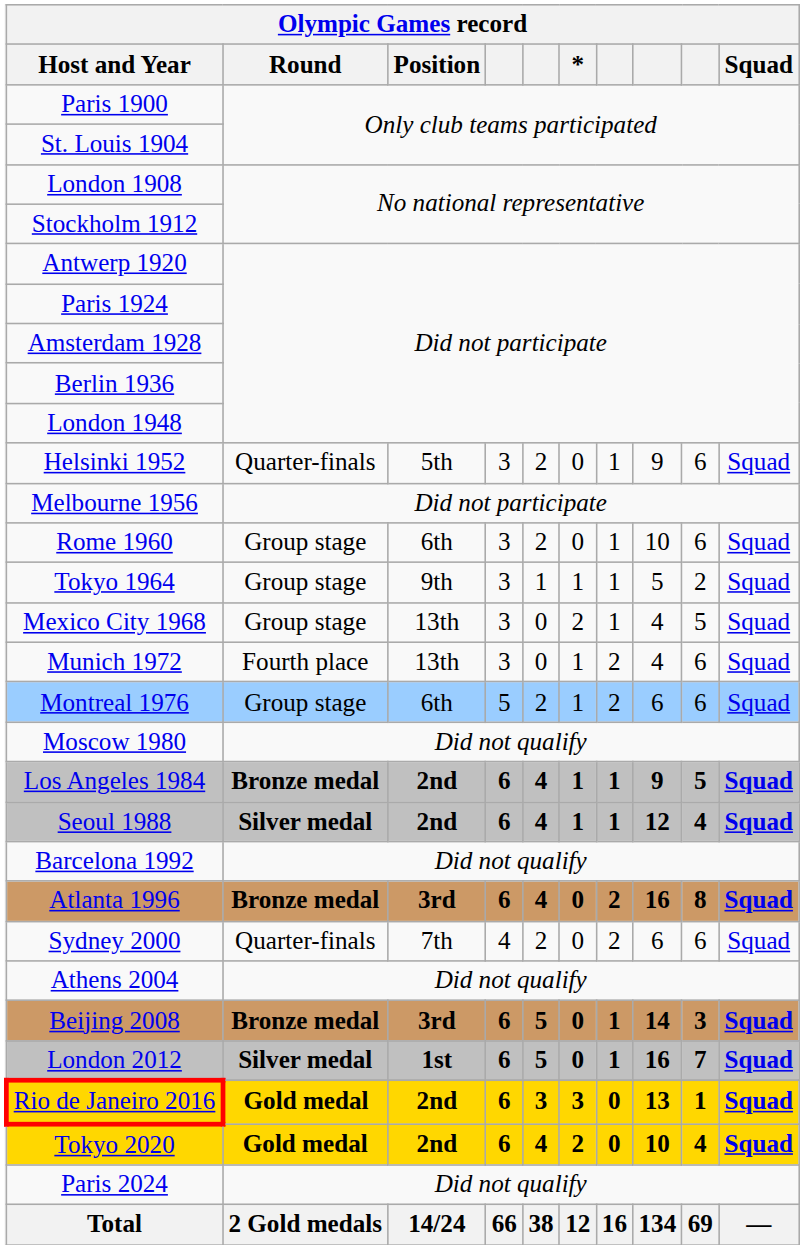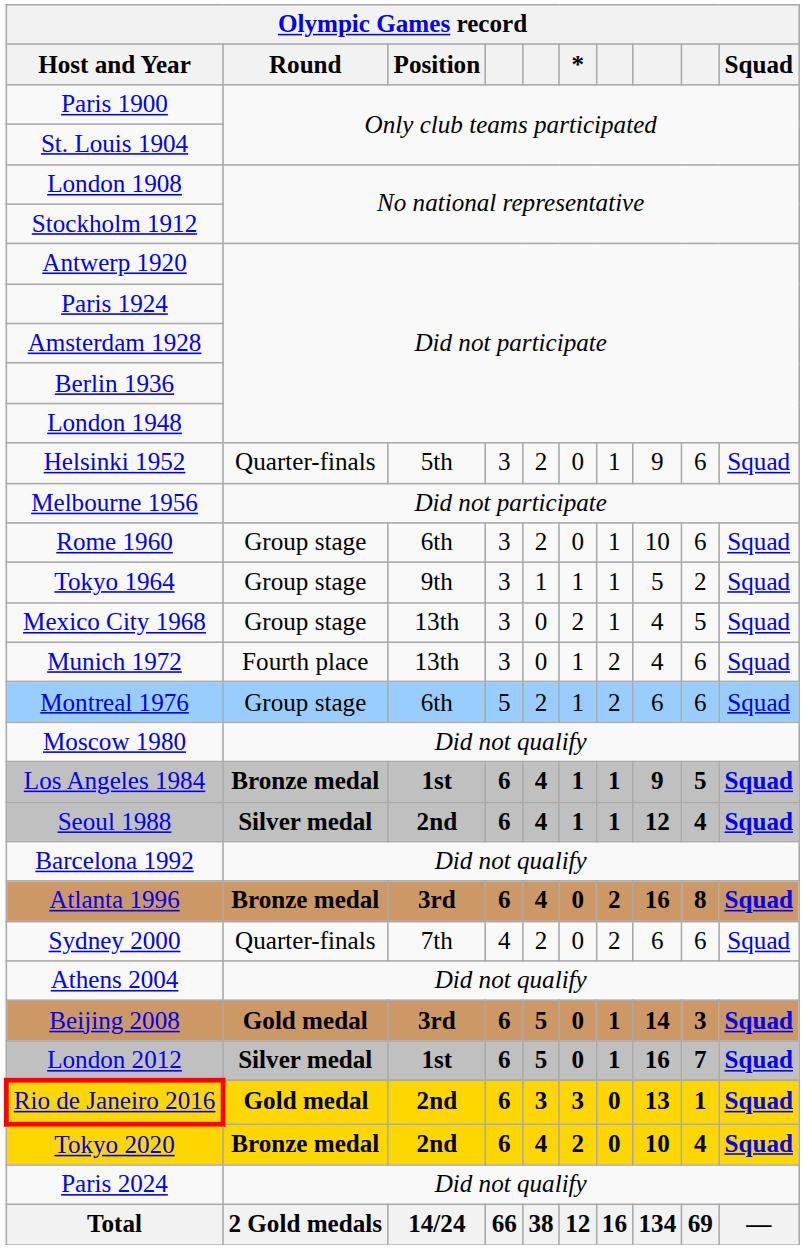(437, 781) 2nd -> (437, 781) 1st
(305, 1020) Bronze medal -> (305, 1020) Gold medal
(305, 1143) Gold medal -> (305, 1143) Bronze medal
